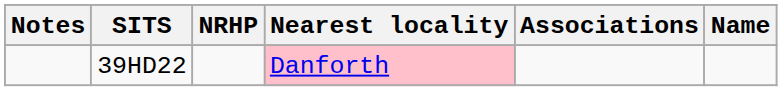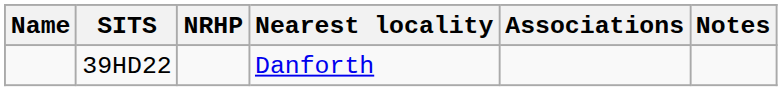columns swapped: (741, 25) <-> (48, 25)
(329, 66) pink background -> (315, 66) no background
